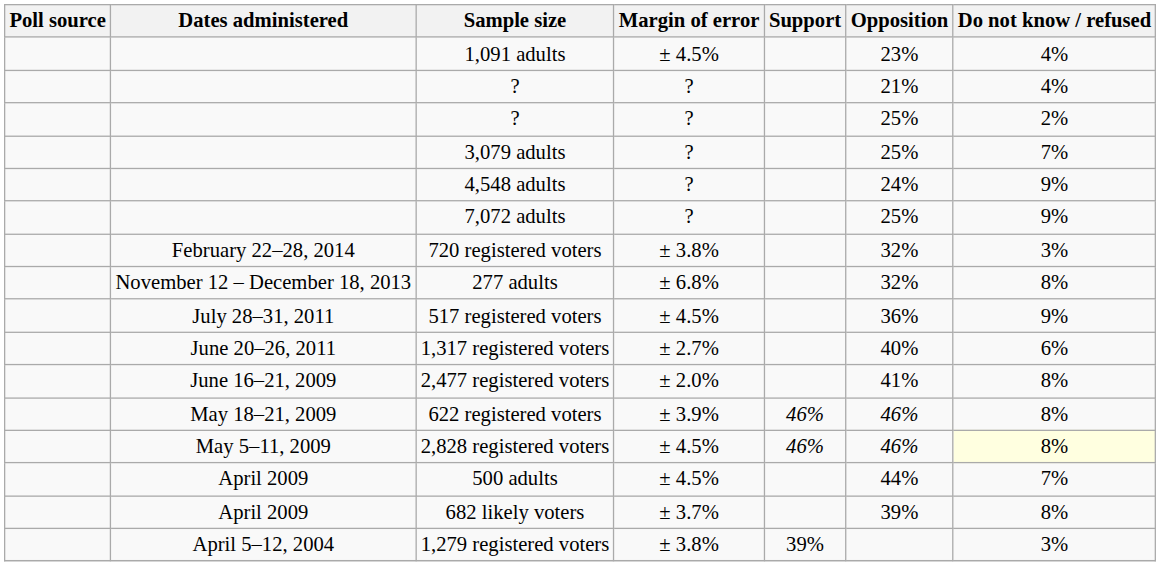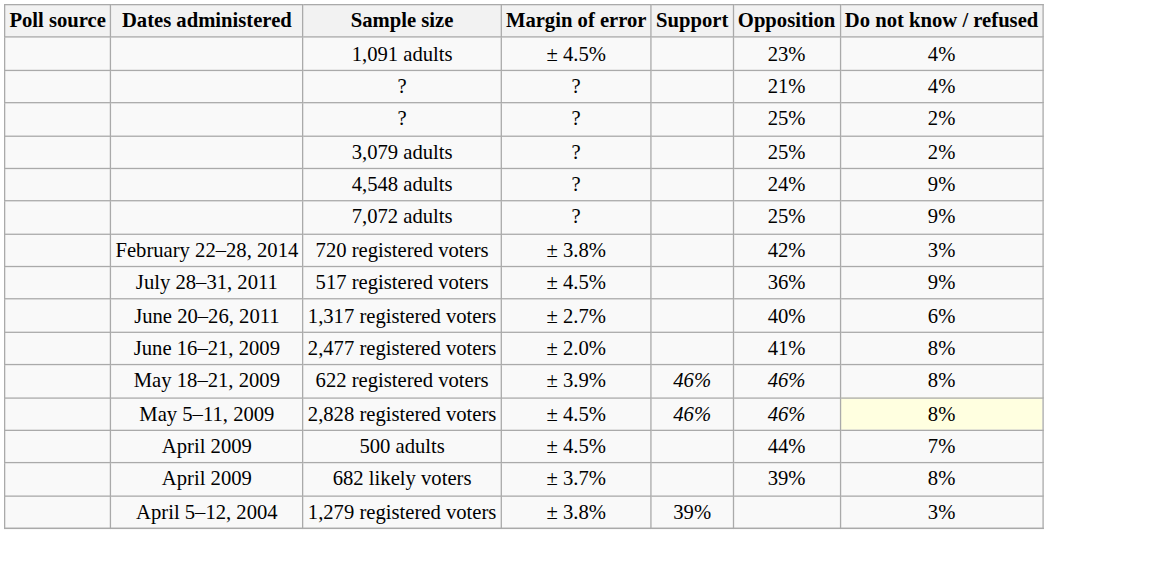(1054, 151) 7% -> (942, 151) 2%
(899, 250) 32% -> (787, 250) 42%
- row: (263, 282)
